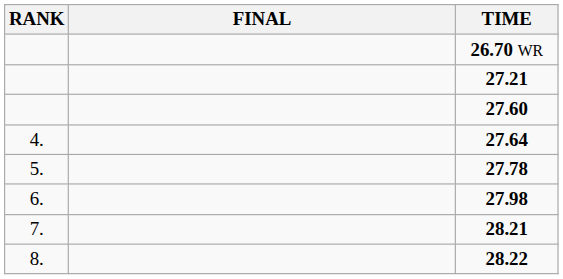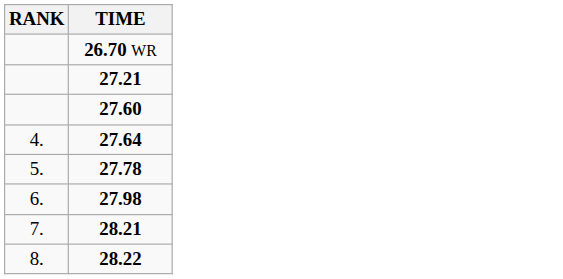- column: (262, 19)
